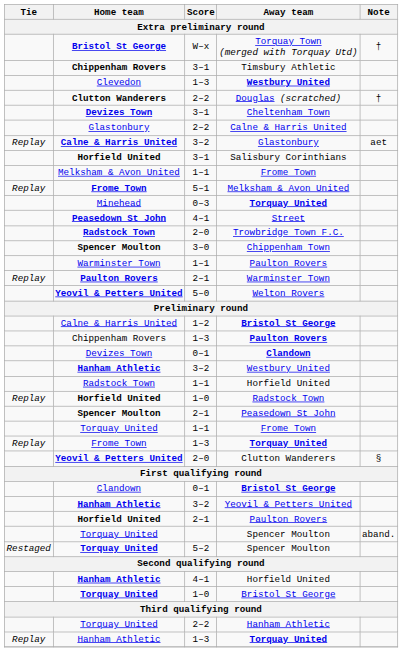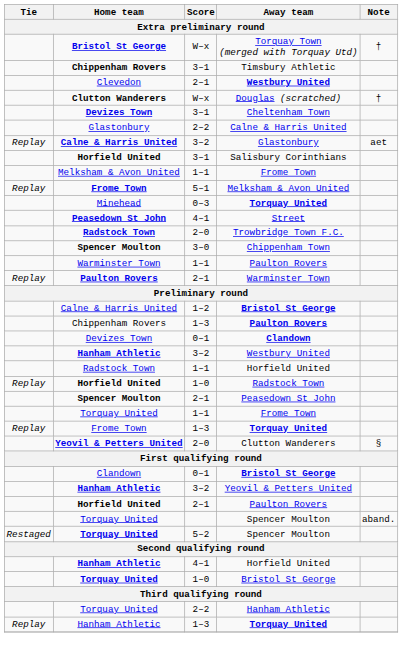(201, 83) 1–3 -> (201, 83) 2–1
(201, 98) 2–2 -> (201, 98) W–x
- row: (119, 293)
